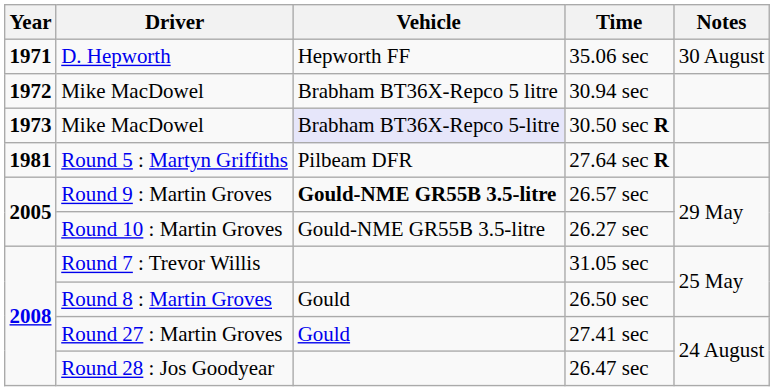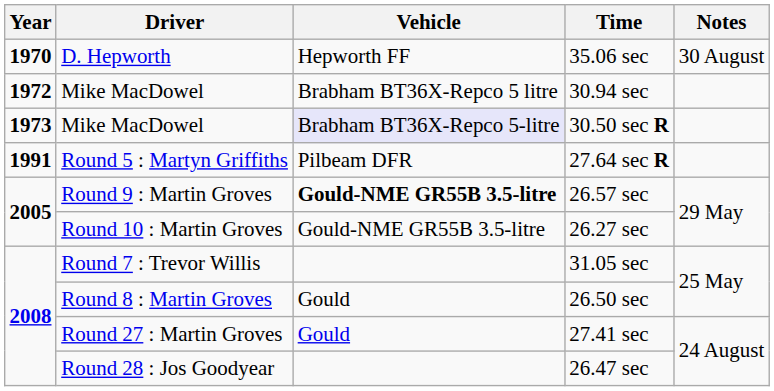(31, 56) 1971 -> (31, 56) 1970
(31, 160) 1981 -> (31, 160) 1991
